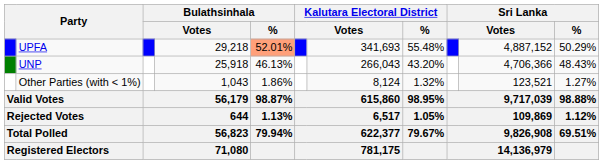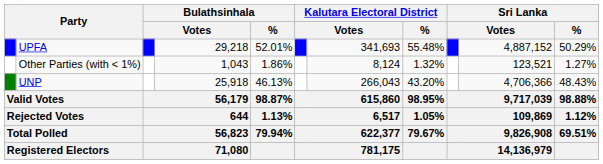(274, 47) lightsalmon background -> (274, 47) no background
rows swapped: (30, 64) <-> (80, 82)
